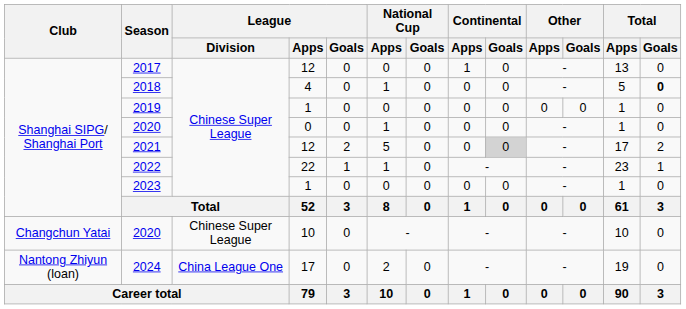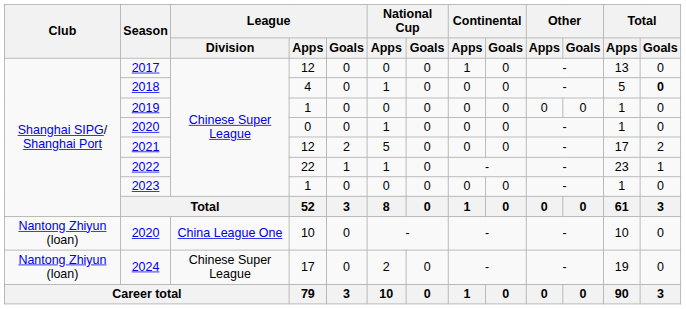(506, 147) lightgrey background -> (506, 147) no background
(63, 233) Changchun Yatai -> (62, 233) Nantong Zhiyun (loan)
(231, 233) Chinese Super League -> (230, 233) China League One
(231, 267) China League One -> (230, 267) Chinese Super League
